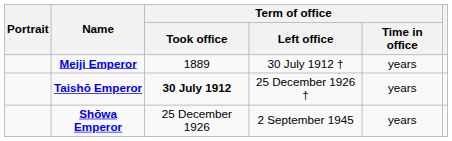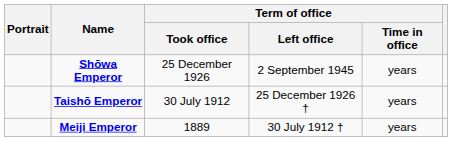rows swapped: (98, 63) <-> (98, 120)
(197, 89) bold -> (197, 102) normal
